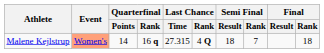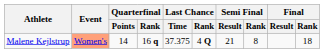(177, 41) 27.315 -> (177, 41) 37.375
(230, 41) 18 -> (230, 41) 21
(256, 41) 7 -> (256, 41) 8
